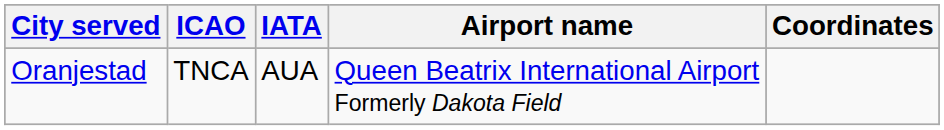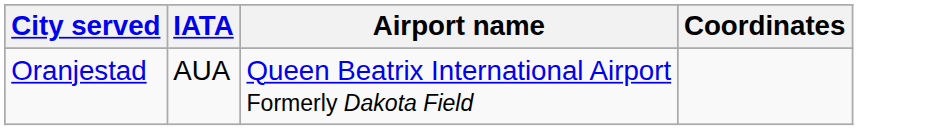- column: (211, 26)
